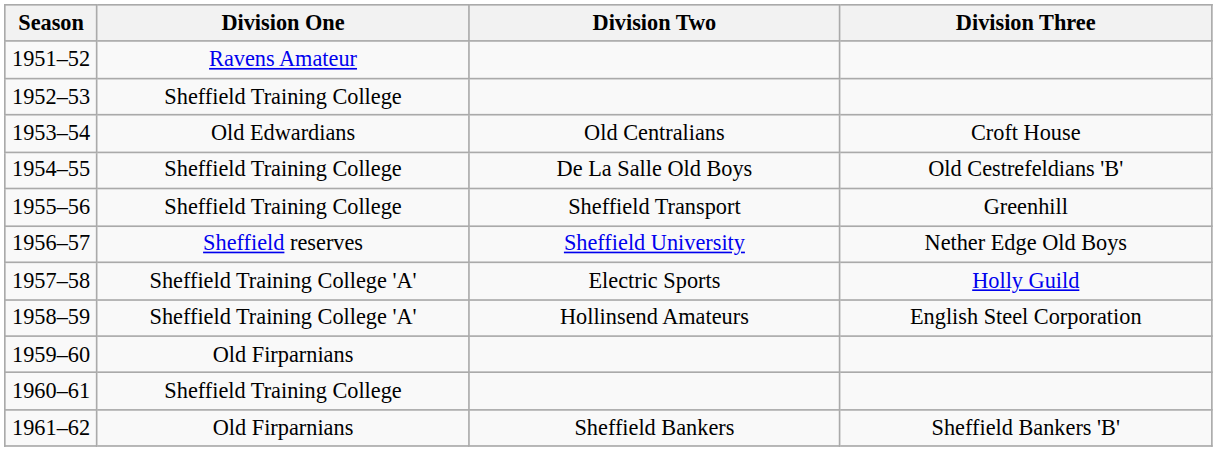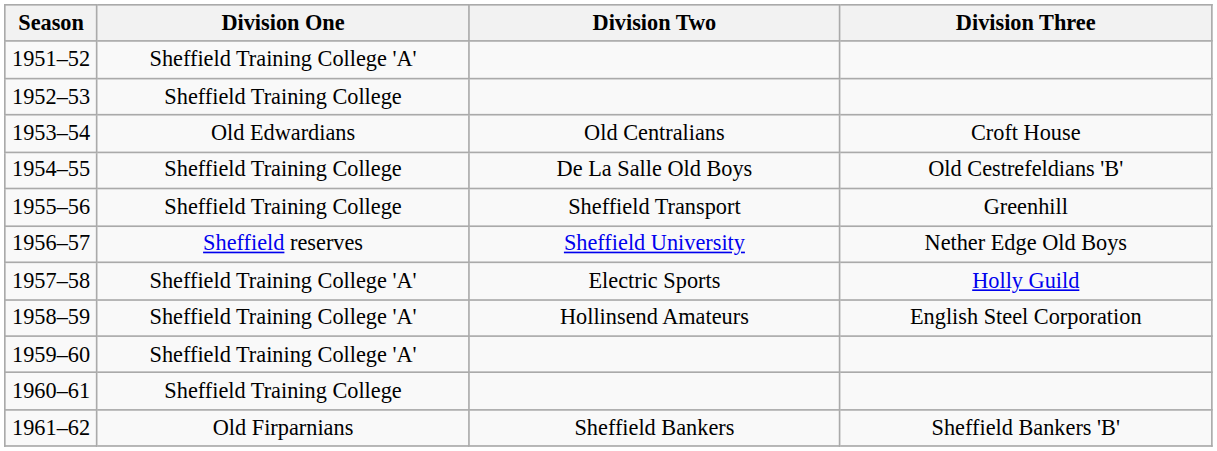(283, 59) Ravens Amateur -> (283, 59) Sheffield Training College 'A'
(283, 353) Old Firparnians -> (283, 353) Sheffield Training College 'A'
